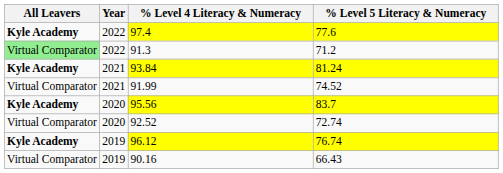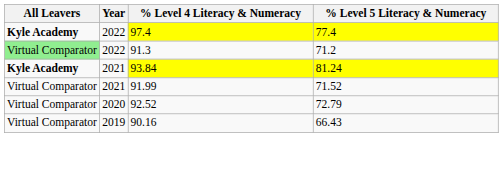(326, 31) 77.6 -> (326, 31) 77.4
(329, 86) 74.52 -> (329, 86) 71.52
- row: (143, 104)
(329, 123) 72.74 -> (329, 104) 72.79
- row: (143, 141)
